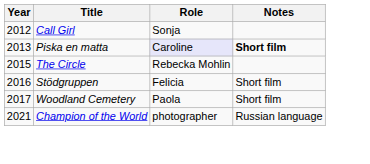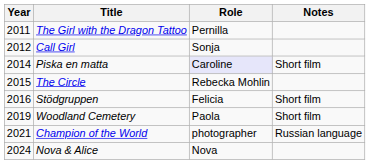+ row: (111, 30)
(19, 47) 2013 -> (19, 64) 2014
(261, 47) bold -> (298, 64) normal
(19, 99) 2017 -> (19, 116) 2019
+ row: (67, 151)
